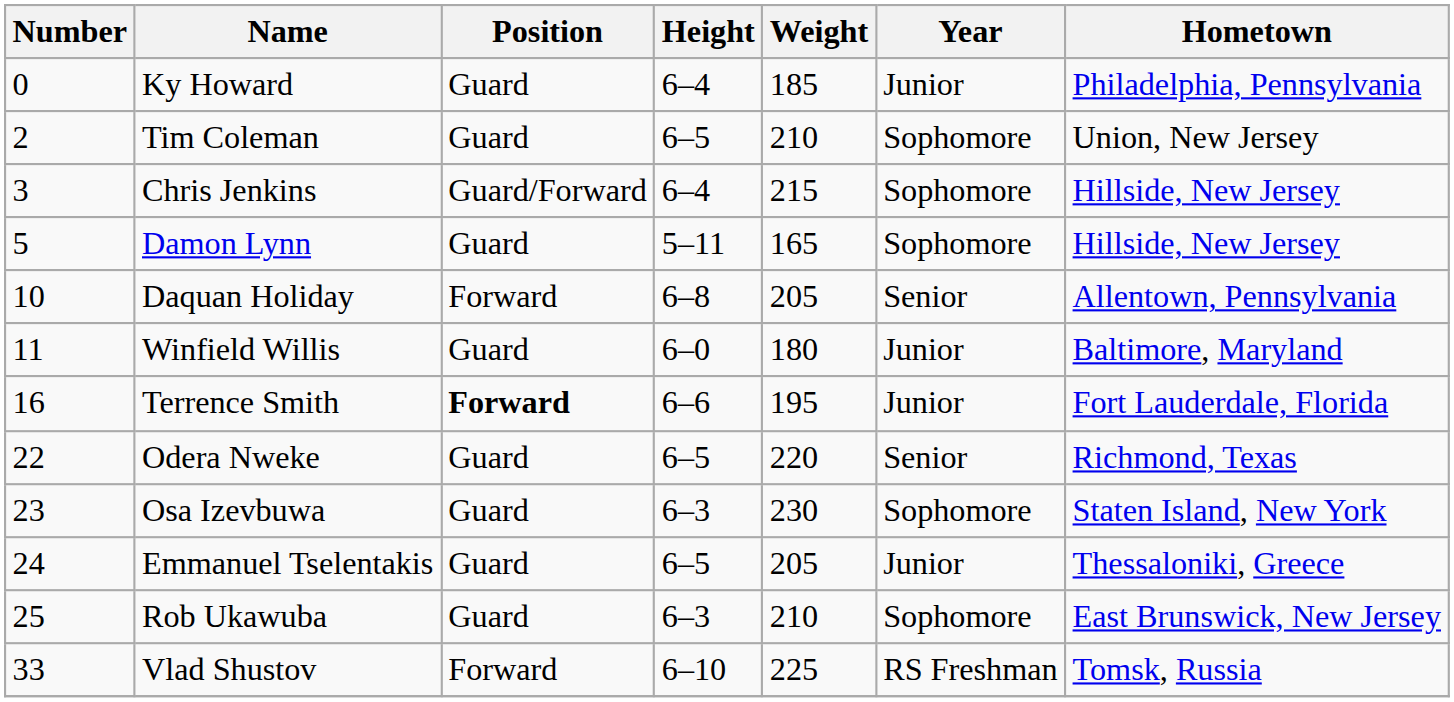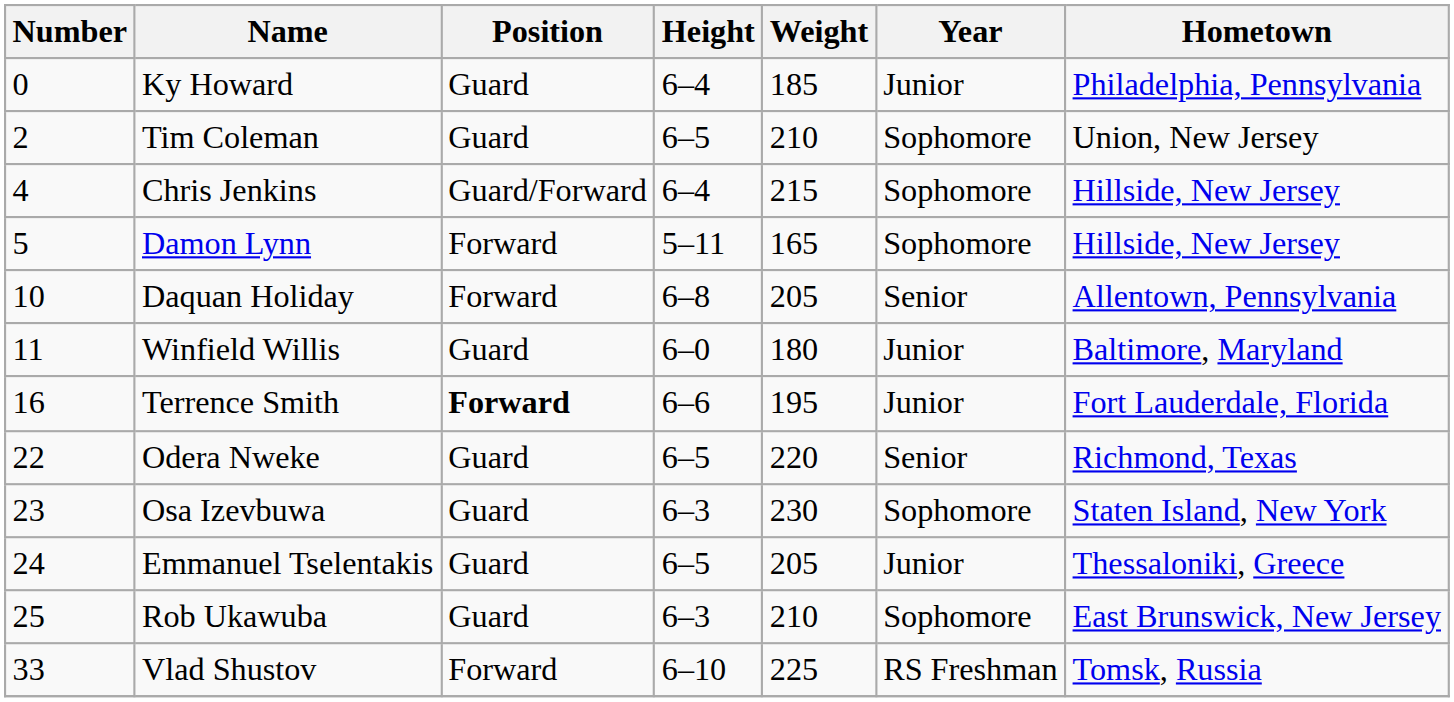(21, 190) 3 -> (21, 190) 4
(489, 243) Guard -> (503, 243) Forward
